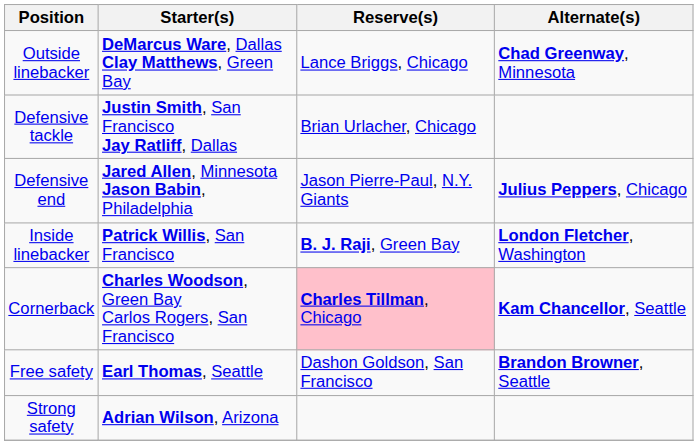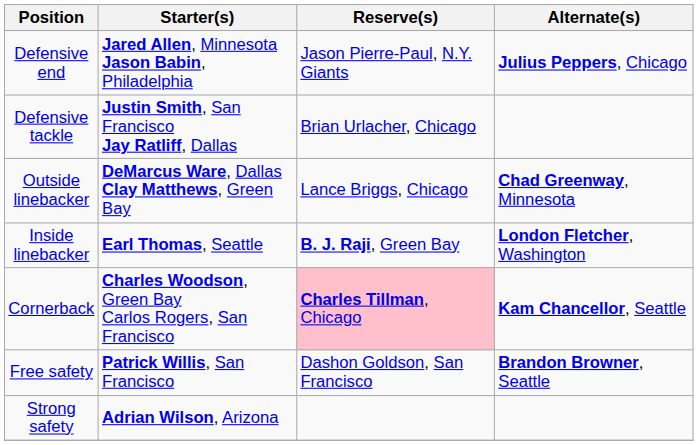rows swapped: (51, 190) <-> (51, 62)
(173, 244) Patrick Willis, San Francisco -> (182, 244) Earl Thomas, Seattle
(182, 372) Earl Thomas, Seattle -> (173, 372) Patrick Willis, San Francisco
